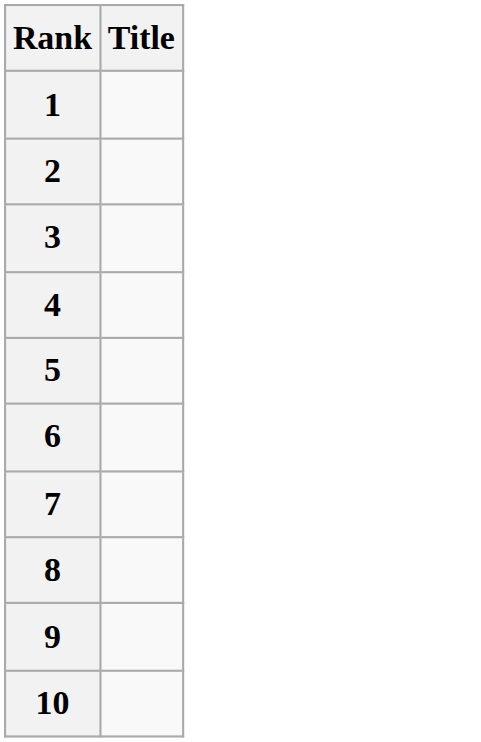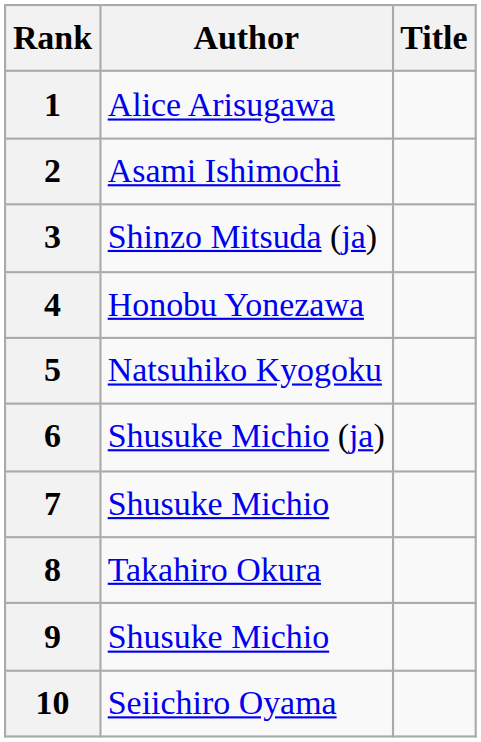+ column: (246, 37)
